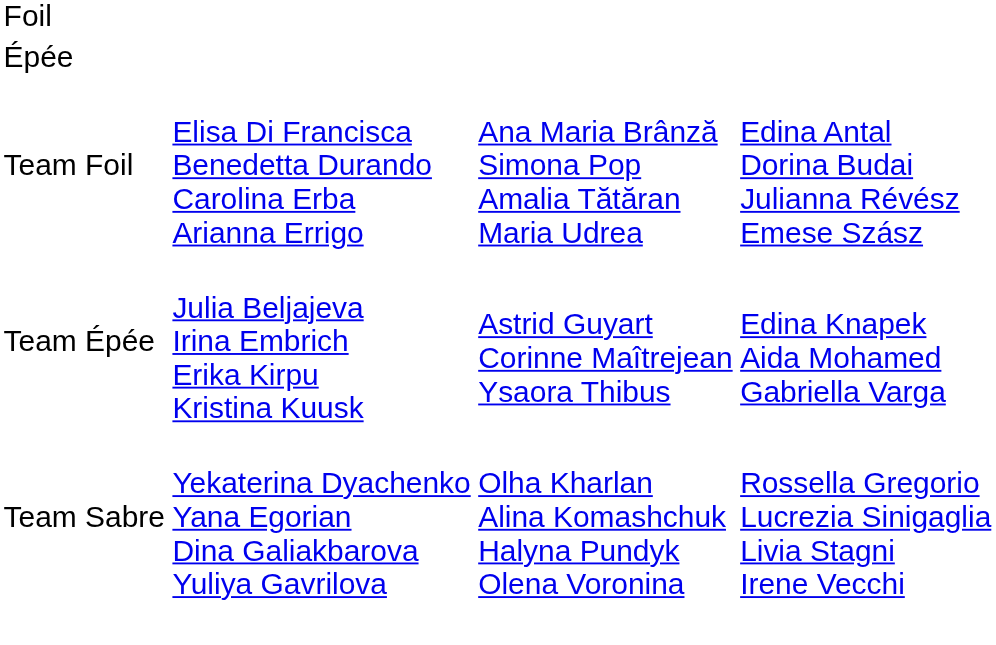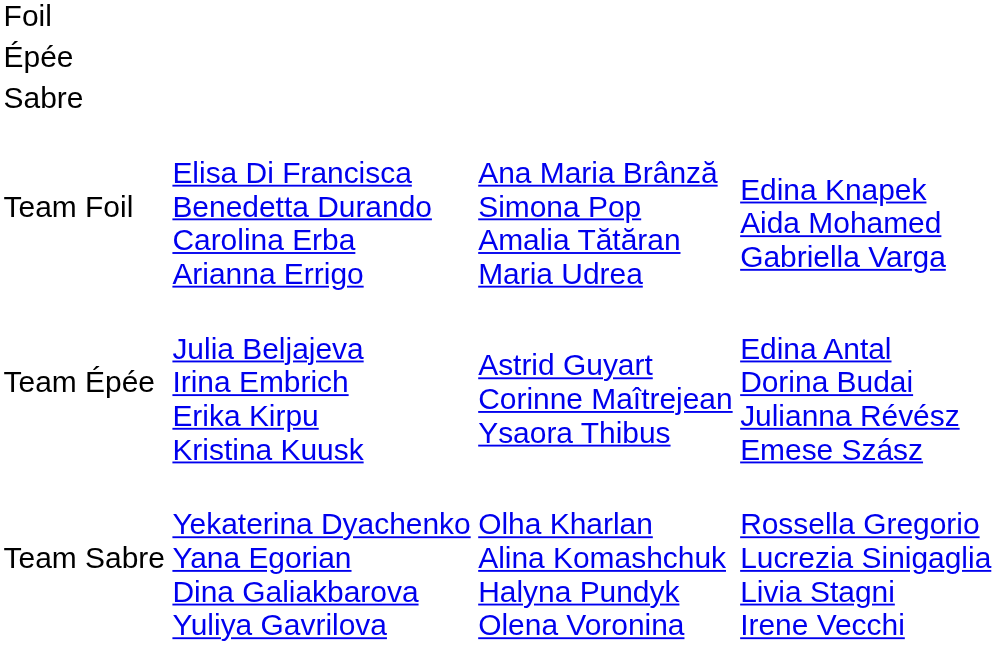+ row: (44, 98)
(850, 182) Edina Antal Dorina Budai Julianna Révész Emese Szász -> (843, 223) Edina Knapek Aida Mohamed Gabriella Varga
(843, 358) Edina Knapek Aida Mohamed Gabriella Varga -> (850, 399) Edina Antal Dorina Budai Julianna Révész Emese Szász
